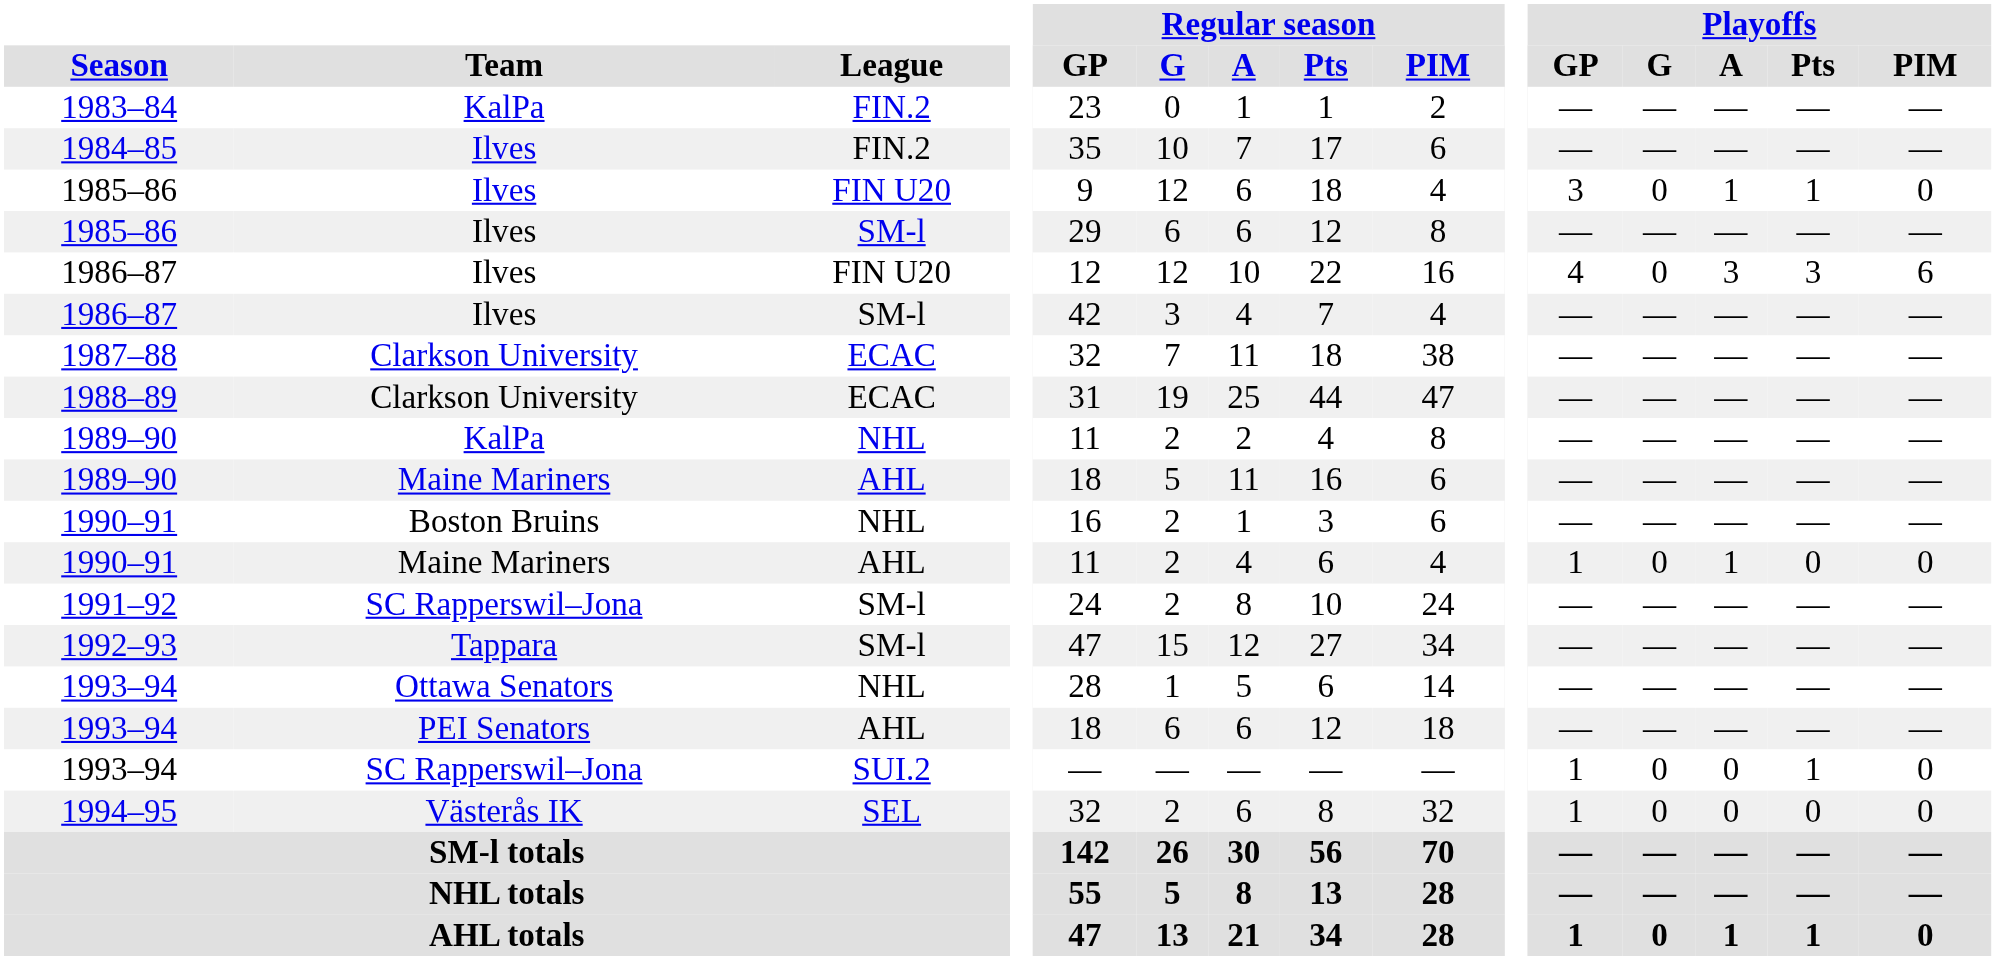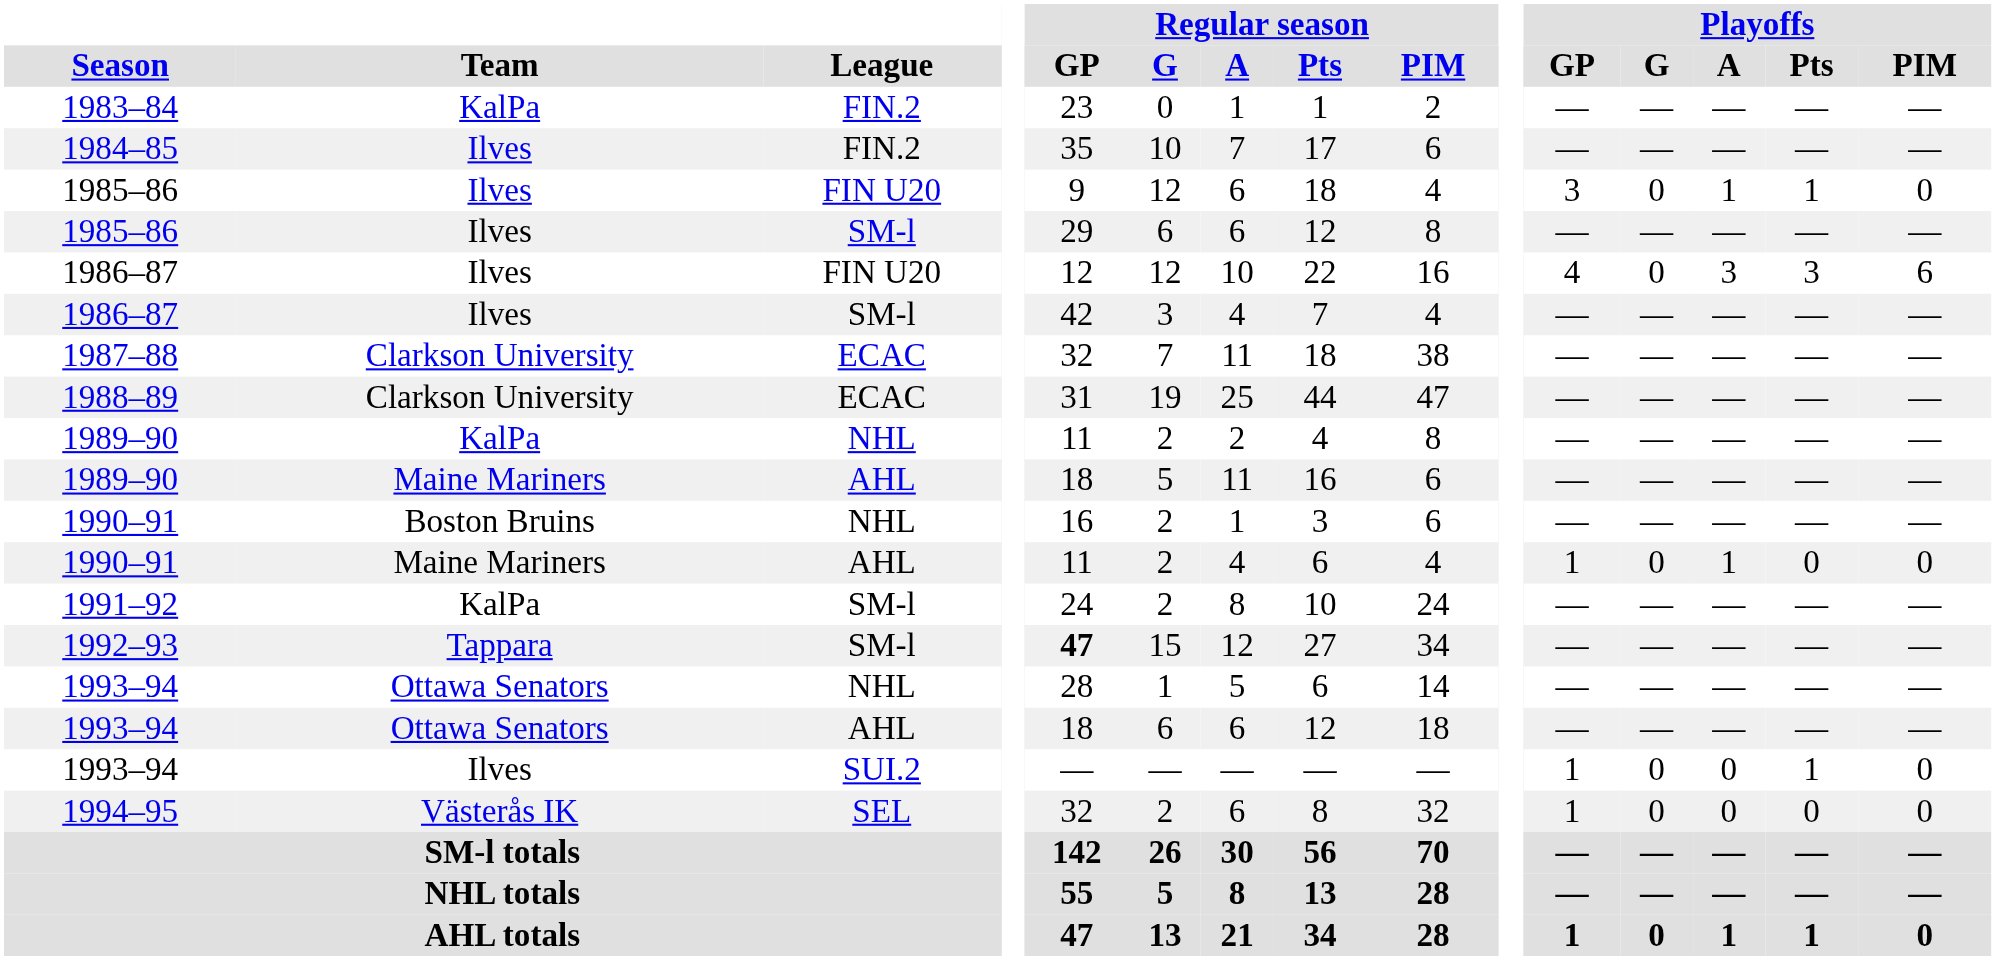(504, 603) SC Rapperswil–Jona -> (500, 603) KalPa
(1085, 645) normal -> (1077, 645) bold
(504, 727) PEI Senators -> (500, 727) Ottawa Senators
(504, 769) SC Rapperswil–Jona -> (500, 769) Ilves
